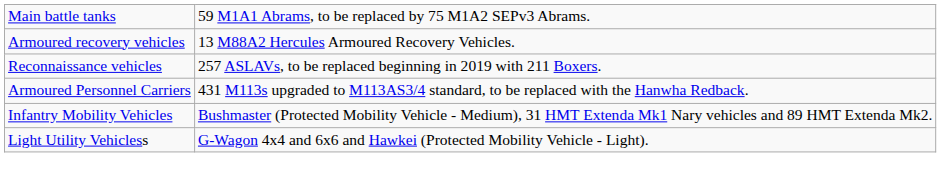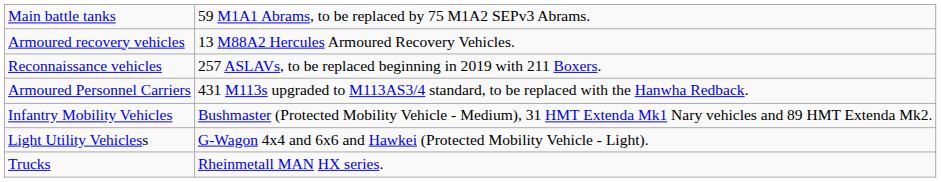+ row: (29, 164)
